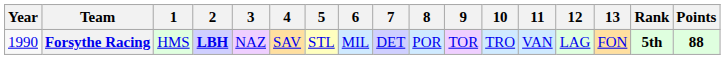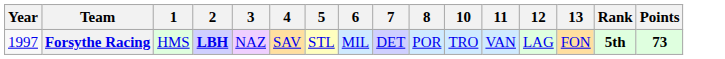- column: (463, 17)
(23, 41) 1990 -> (23, 41) 1997
(696, 41) 88 -> (660, 41) 73
